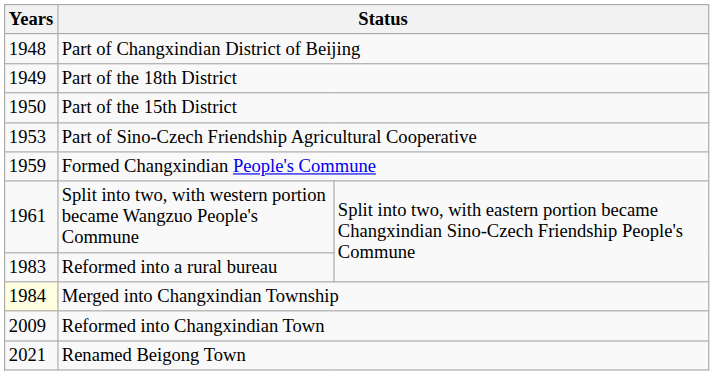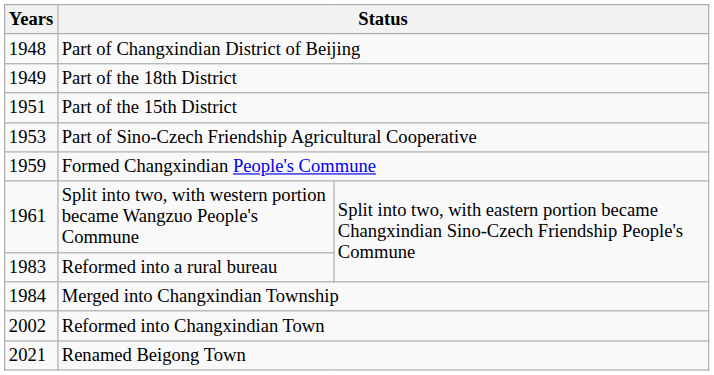(27, 107) 1950 -> (27, 107) 1951
(27, 296) lightyellow background -> (27, 296) no background
(27, 325) 2009 -> (27, 325) 2002
